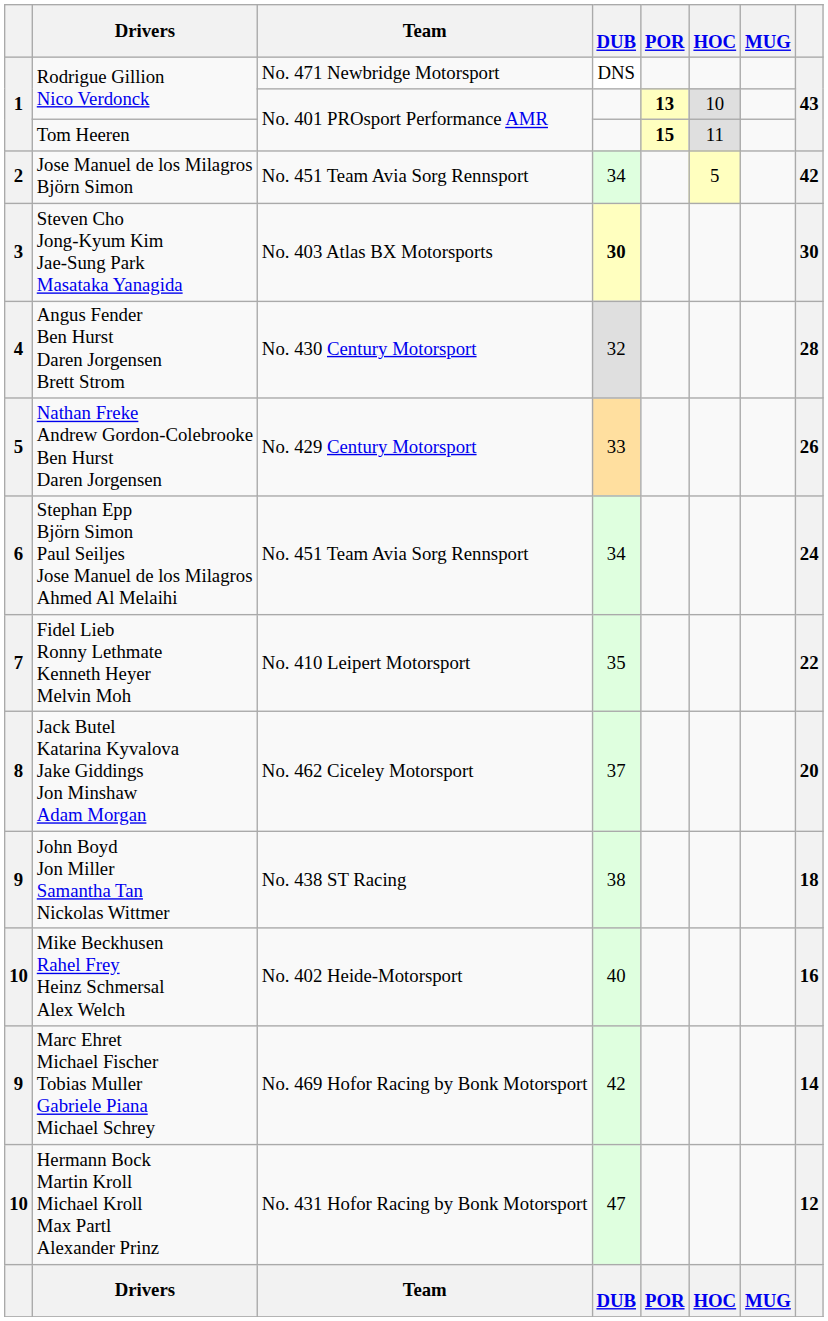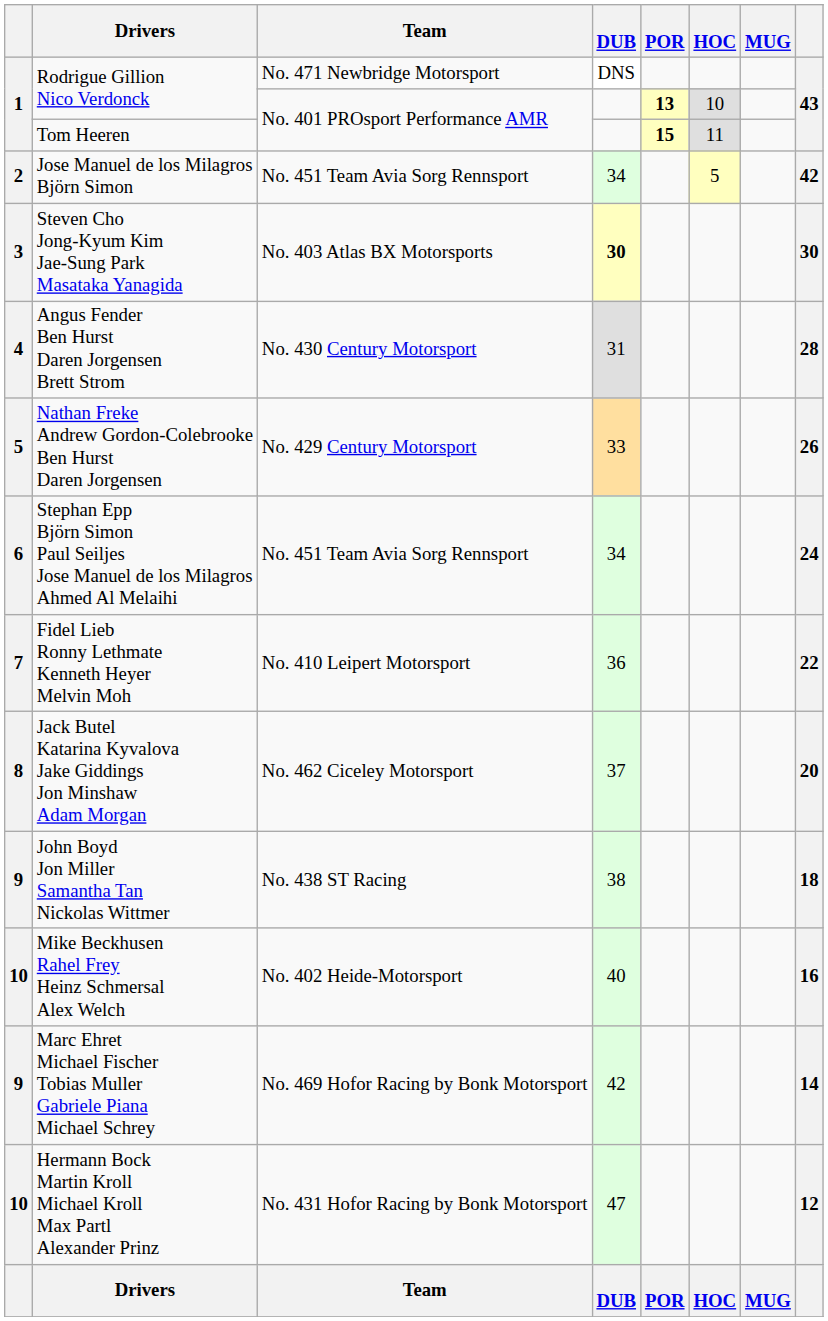(616, 348) 32 -> (616, 348) 31
(616, 662) 35 -> (616, 662) 36
